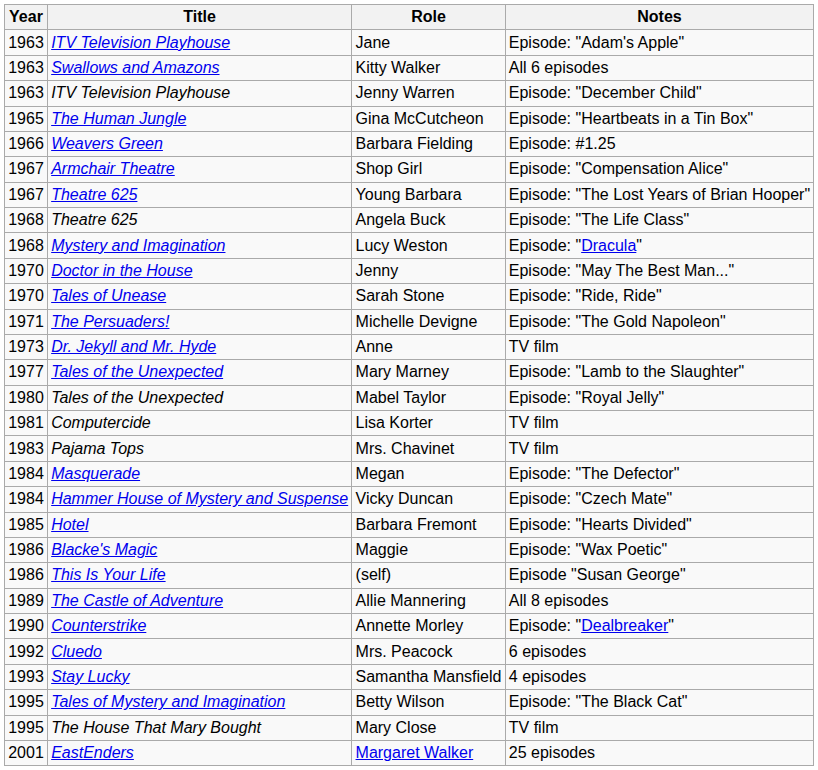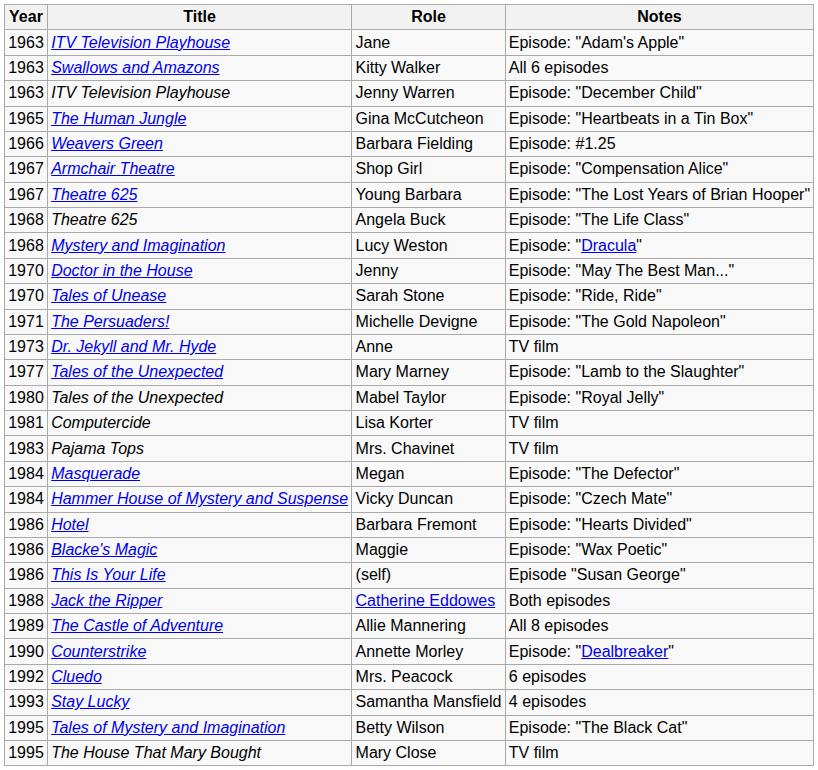(26, 524) 1985 -> (26, 524) 1986
+ row: (425, 600)
- row: (414, 753)
